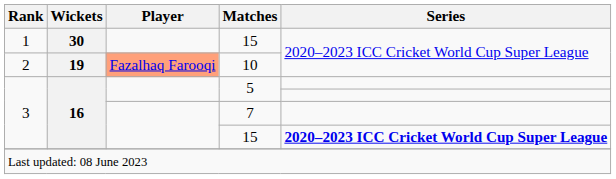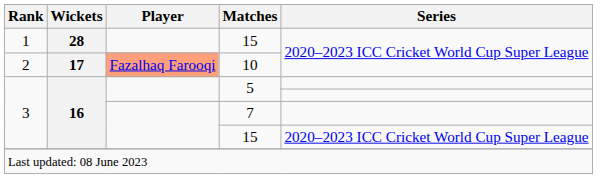(77, 40) 30 -> (77, 40) 28
(77, 64) 19 -> (77, 64) 17
(446, 137) bold -> (436, 137) normal
